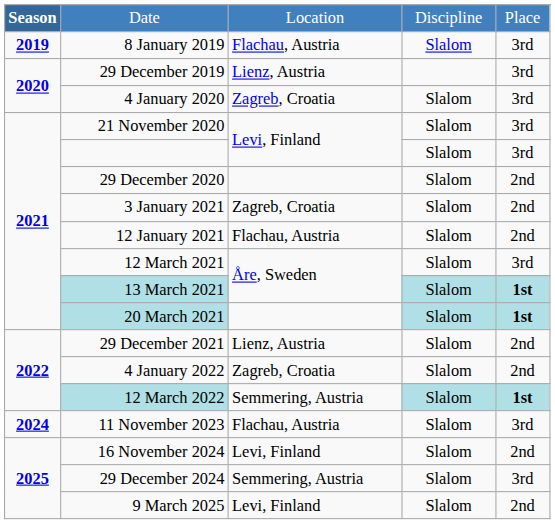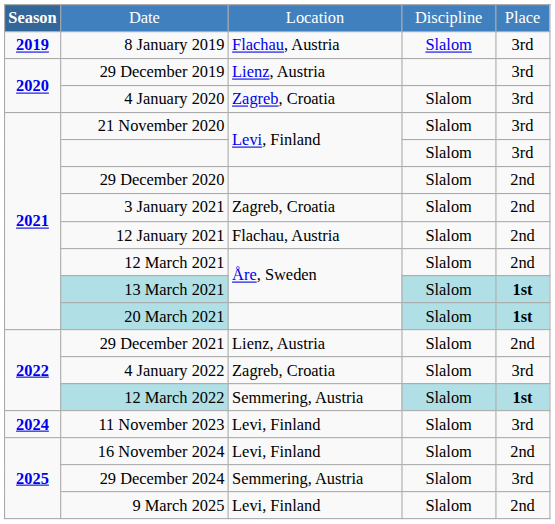(523, 261) 3rd -> (523, 261) 2nd
(523, 370) 2nd -> (523, 370) 3rd
(286, 424) Flachau, Austria -> (276, 424) Levi, Finland
